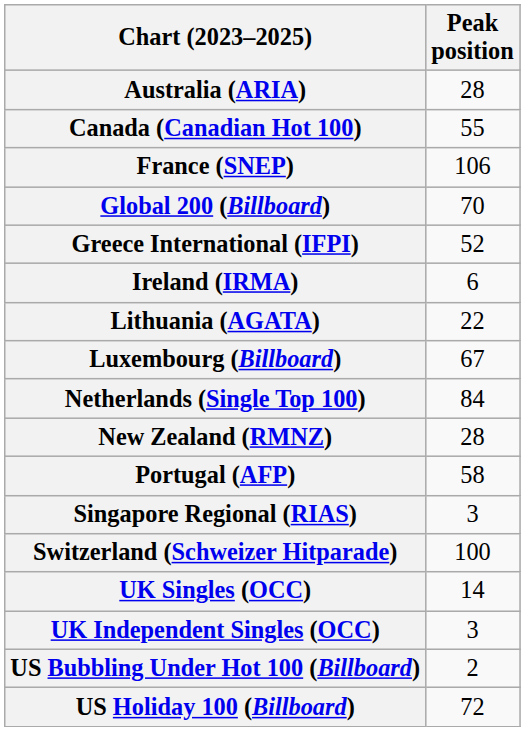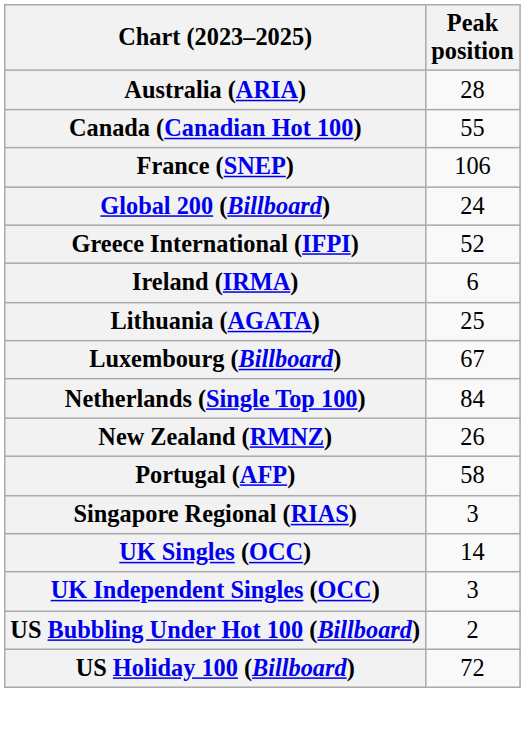(473, 205) 70 -> (473, 205) 24
(473, 321) 22 -> (473, 321) 25
(473, 436) 28 -> (473, 436) 26
- row: (215, 552)
